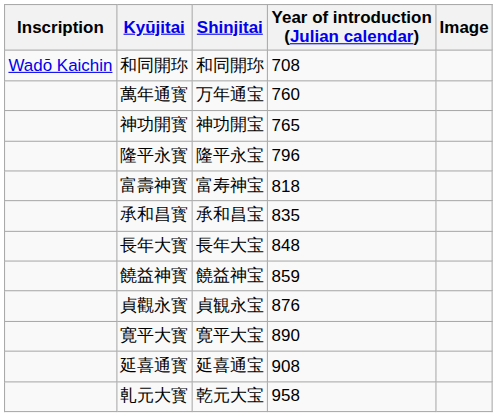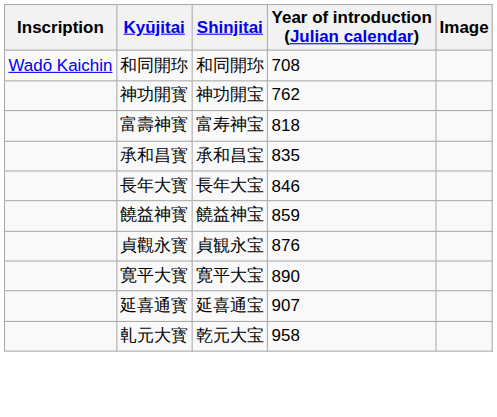- row: (154, 95)
(286, 125) 765 -> (286, 95) 762
- row: (154, 155)
(286, 245) 848 -> (286, 185) 846
(286, 366) 908 -> (286, 306) 907
